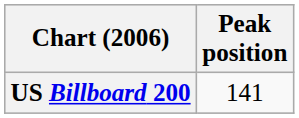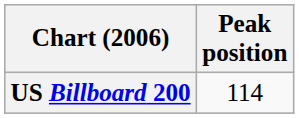(245, 92) 141 -> (245, 92) 114
